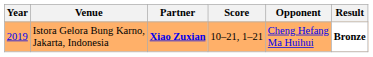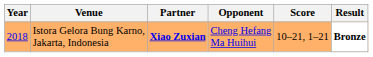columns swapped: (298, 13) <-> (237, 13)
(17, 37) 2019 -> (17, 37) 2018
